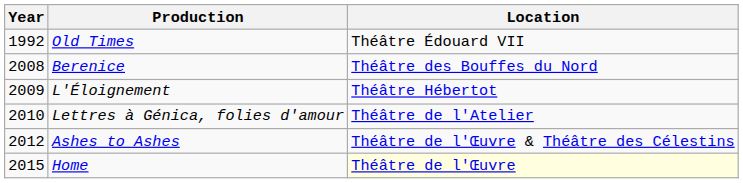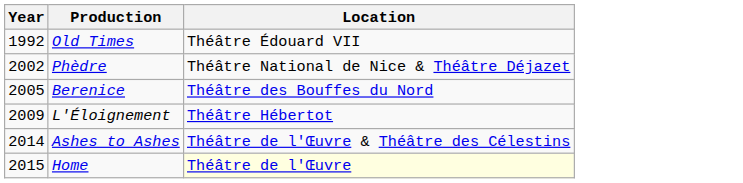+ row: (79, 67)
(26, 67) 2008 -> (26, 91) 2005
- row: (198, 116)
(26, 141) 2012 -> (26, 141) 2014
